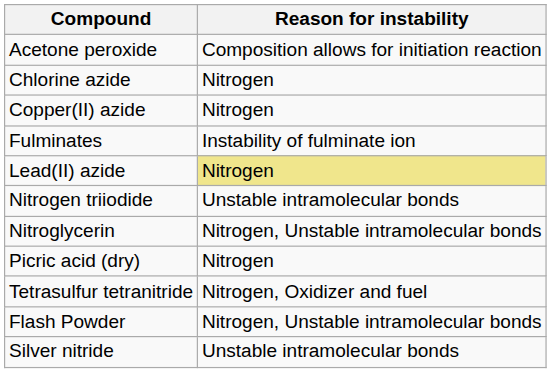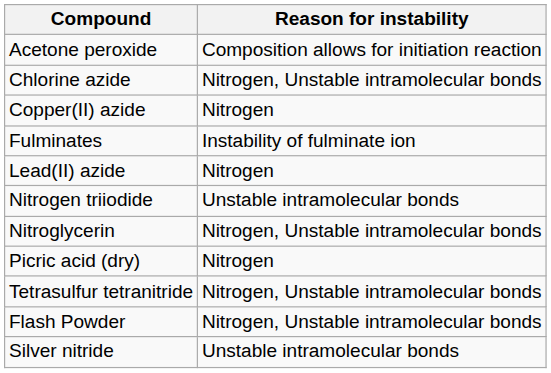(238, 79) Nitrogen -> (372, 79) Nitrogen, Unstable intramolecular bonds
(238, 170) khaki background -> (238, 170) no background
(315, 291) Nitrogen, Oxidizer and fuel -> (372, 291) Nitrogen, Unstable intramolecular bonds
